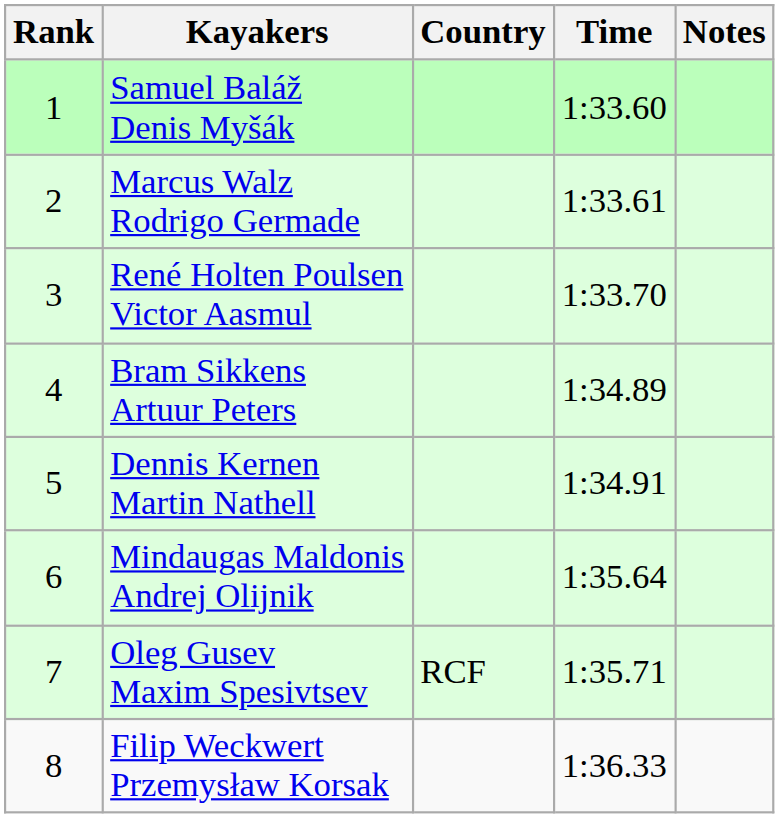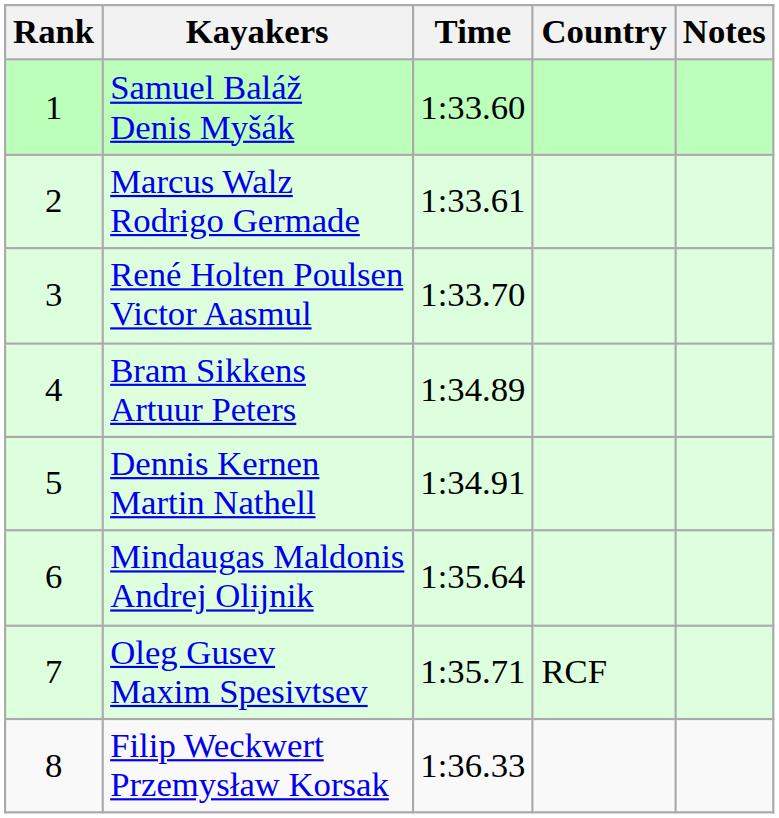columns swapped: (483, 32) <-> (614, 32)
